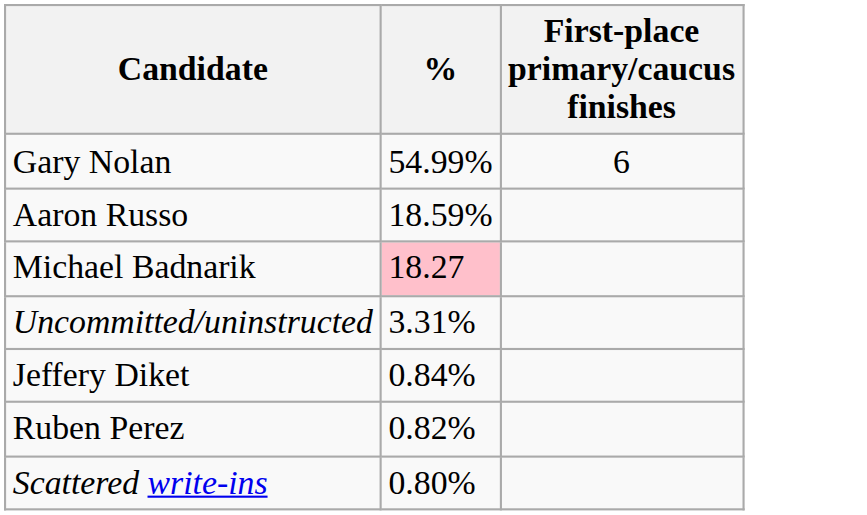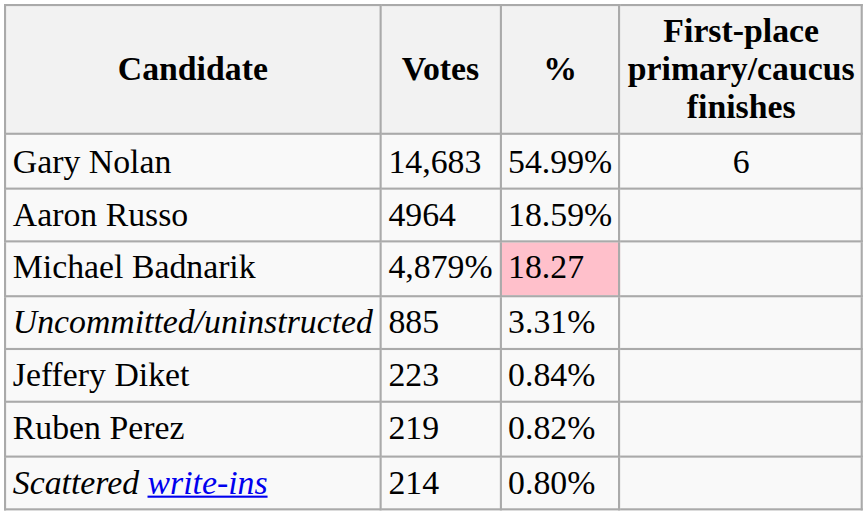+ column: (440, 69)
